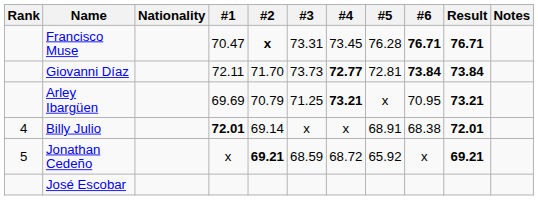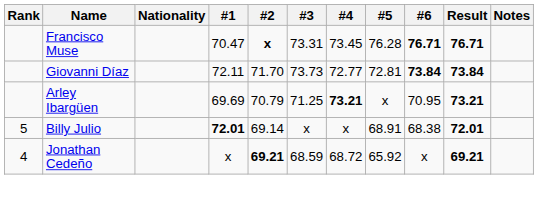(346, 72) bold -> (346, 72) normal
(24, 128) 4 -> (24, 128) 5
(24, 157) 5 -> (24, 157) 4
- row: (86, 185)
